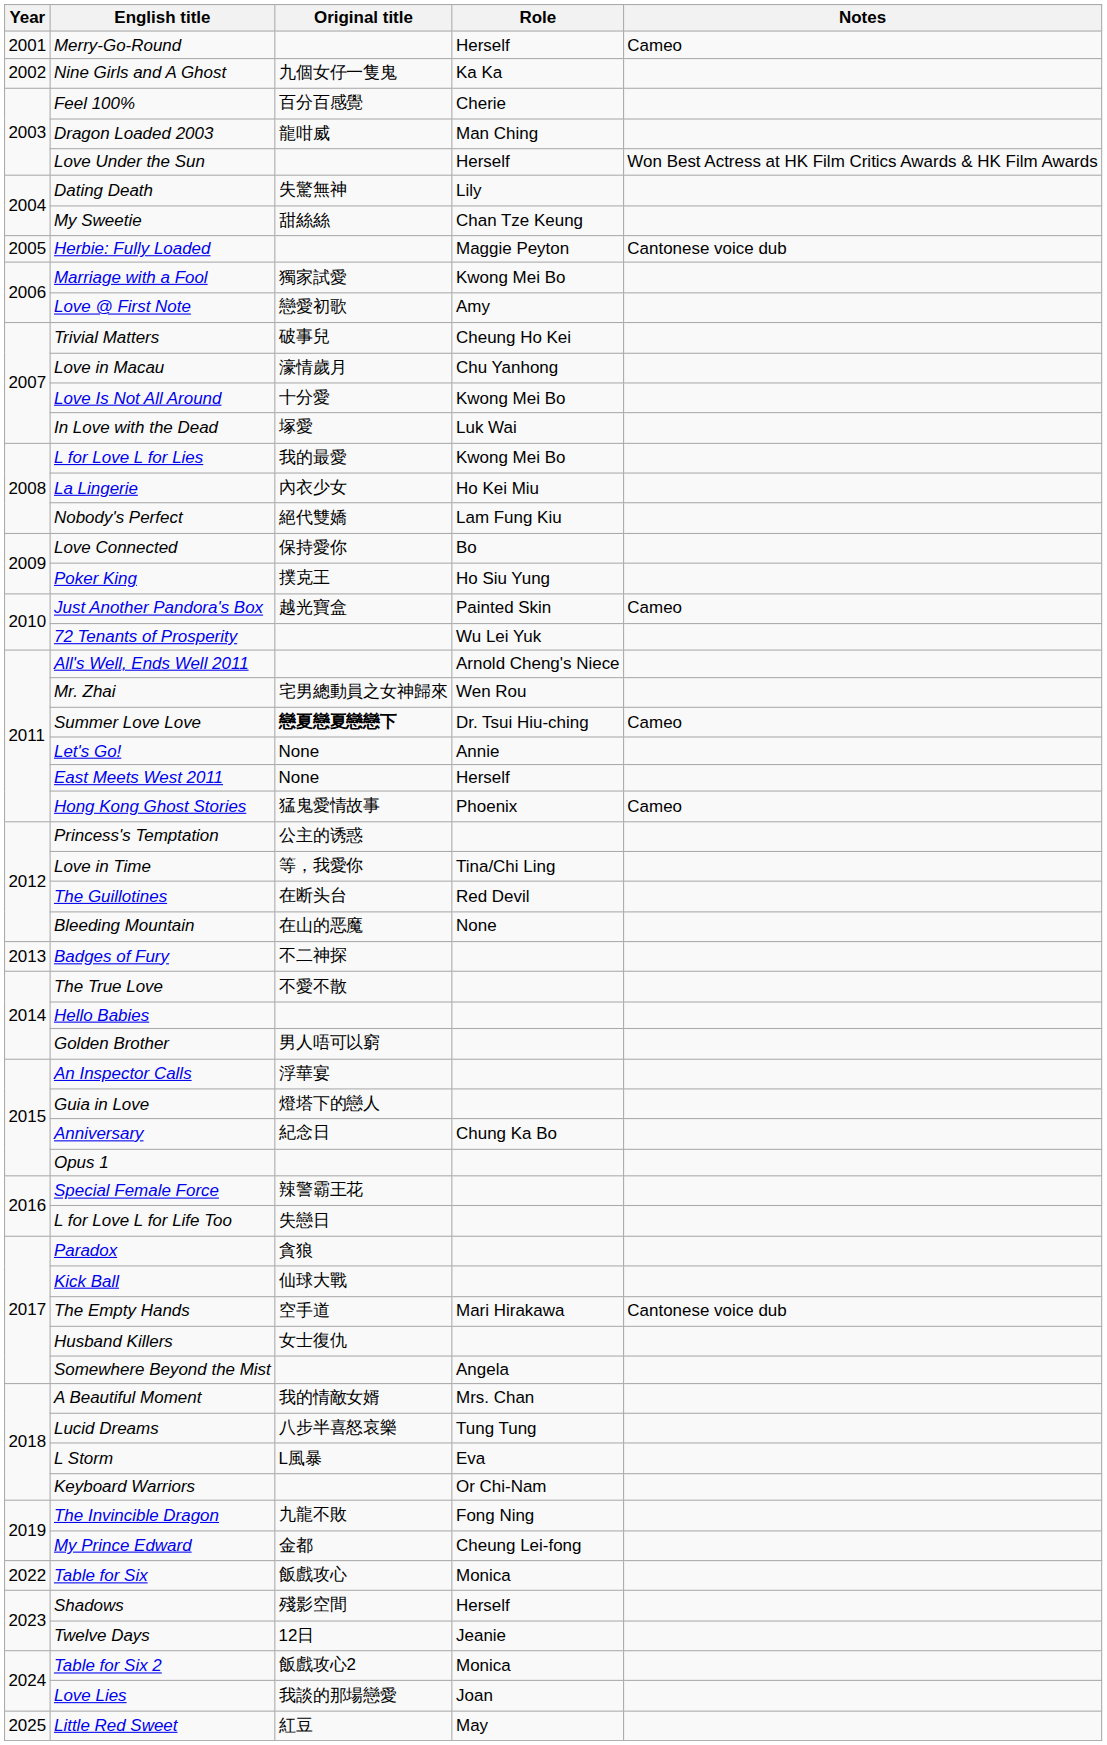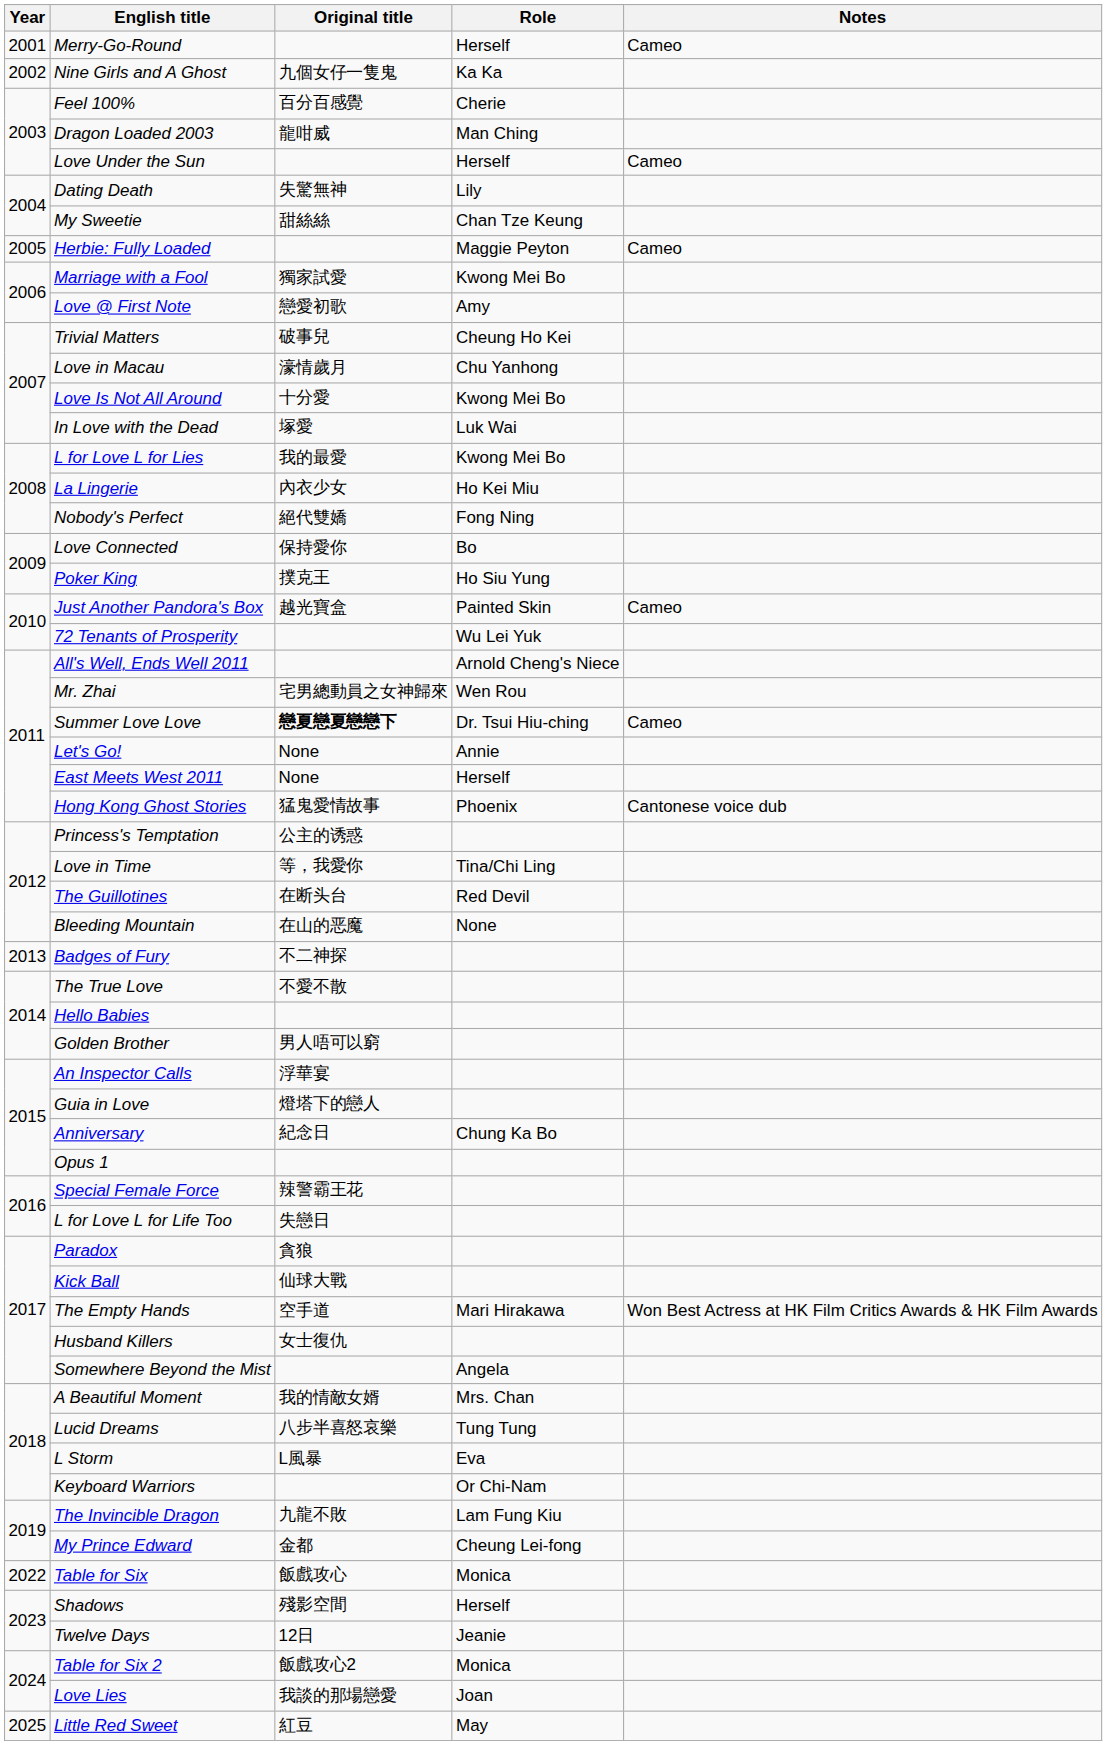(863, 161) Won Best Actress at HK Film Critics Awards & HK Film Awards -> (655, 161) Cameo
(707, 249) Cantonese voice dub -> (655, 249) Cameo
(509, 518) Lam Fung Kiu -> (495, 518) Fong Ning
(655, 806) Cameo -> (707, 806) Cantonese voice dub
(707, 1311) Cantonese voice dub -> (863, 1311) Won Best Actress at HK Film Critics Awards & HK Film Awards
(495, 1515) Fong Ning -> (509, 1515) Lam Fung Kiu
